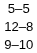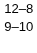- row: (19, 9)
